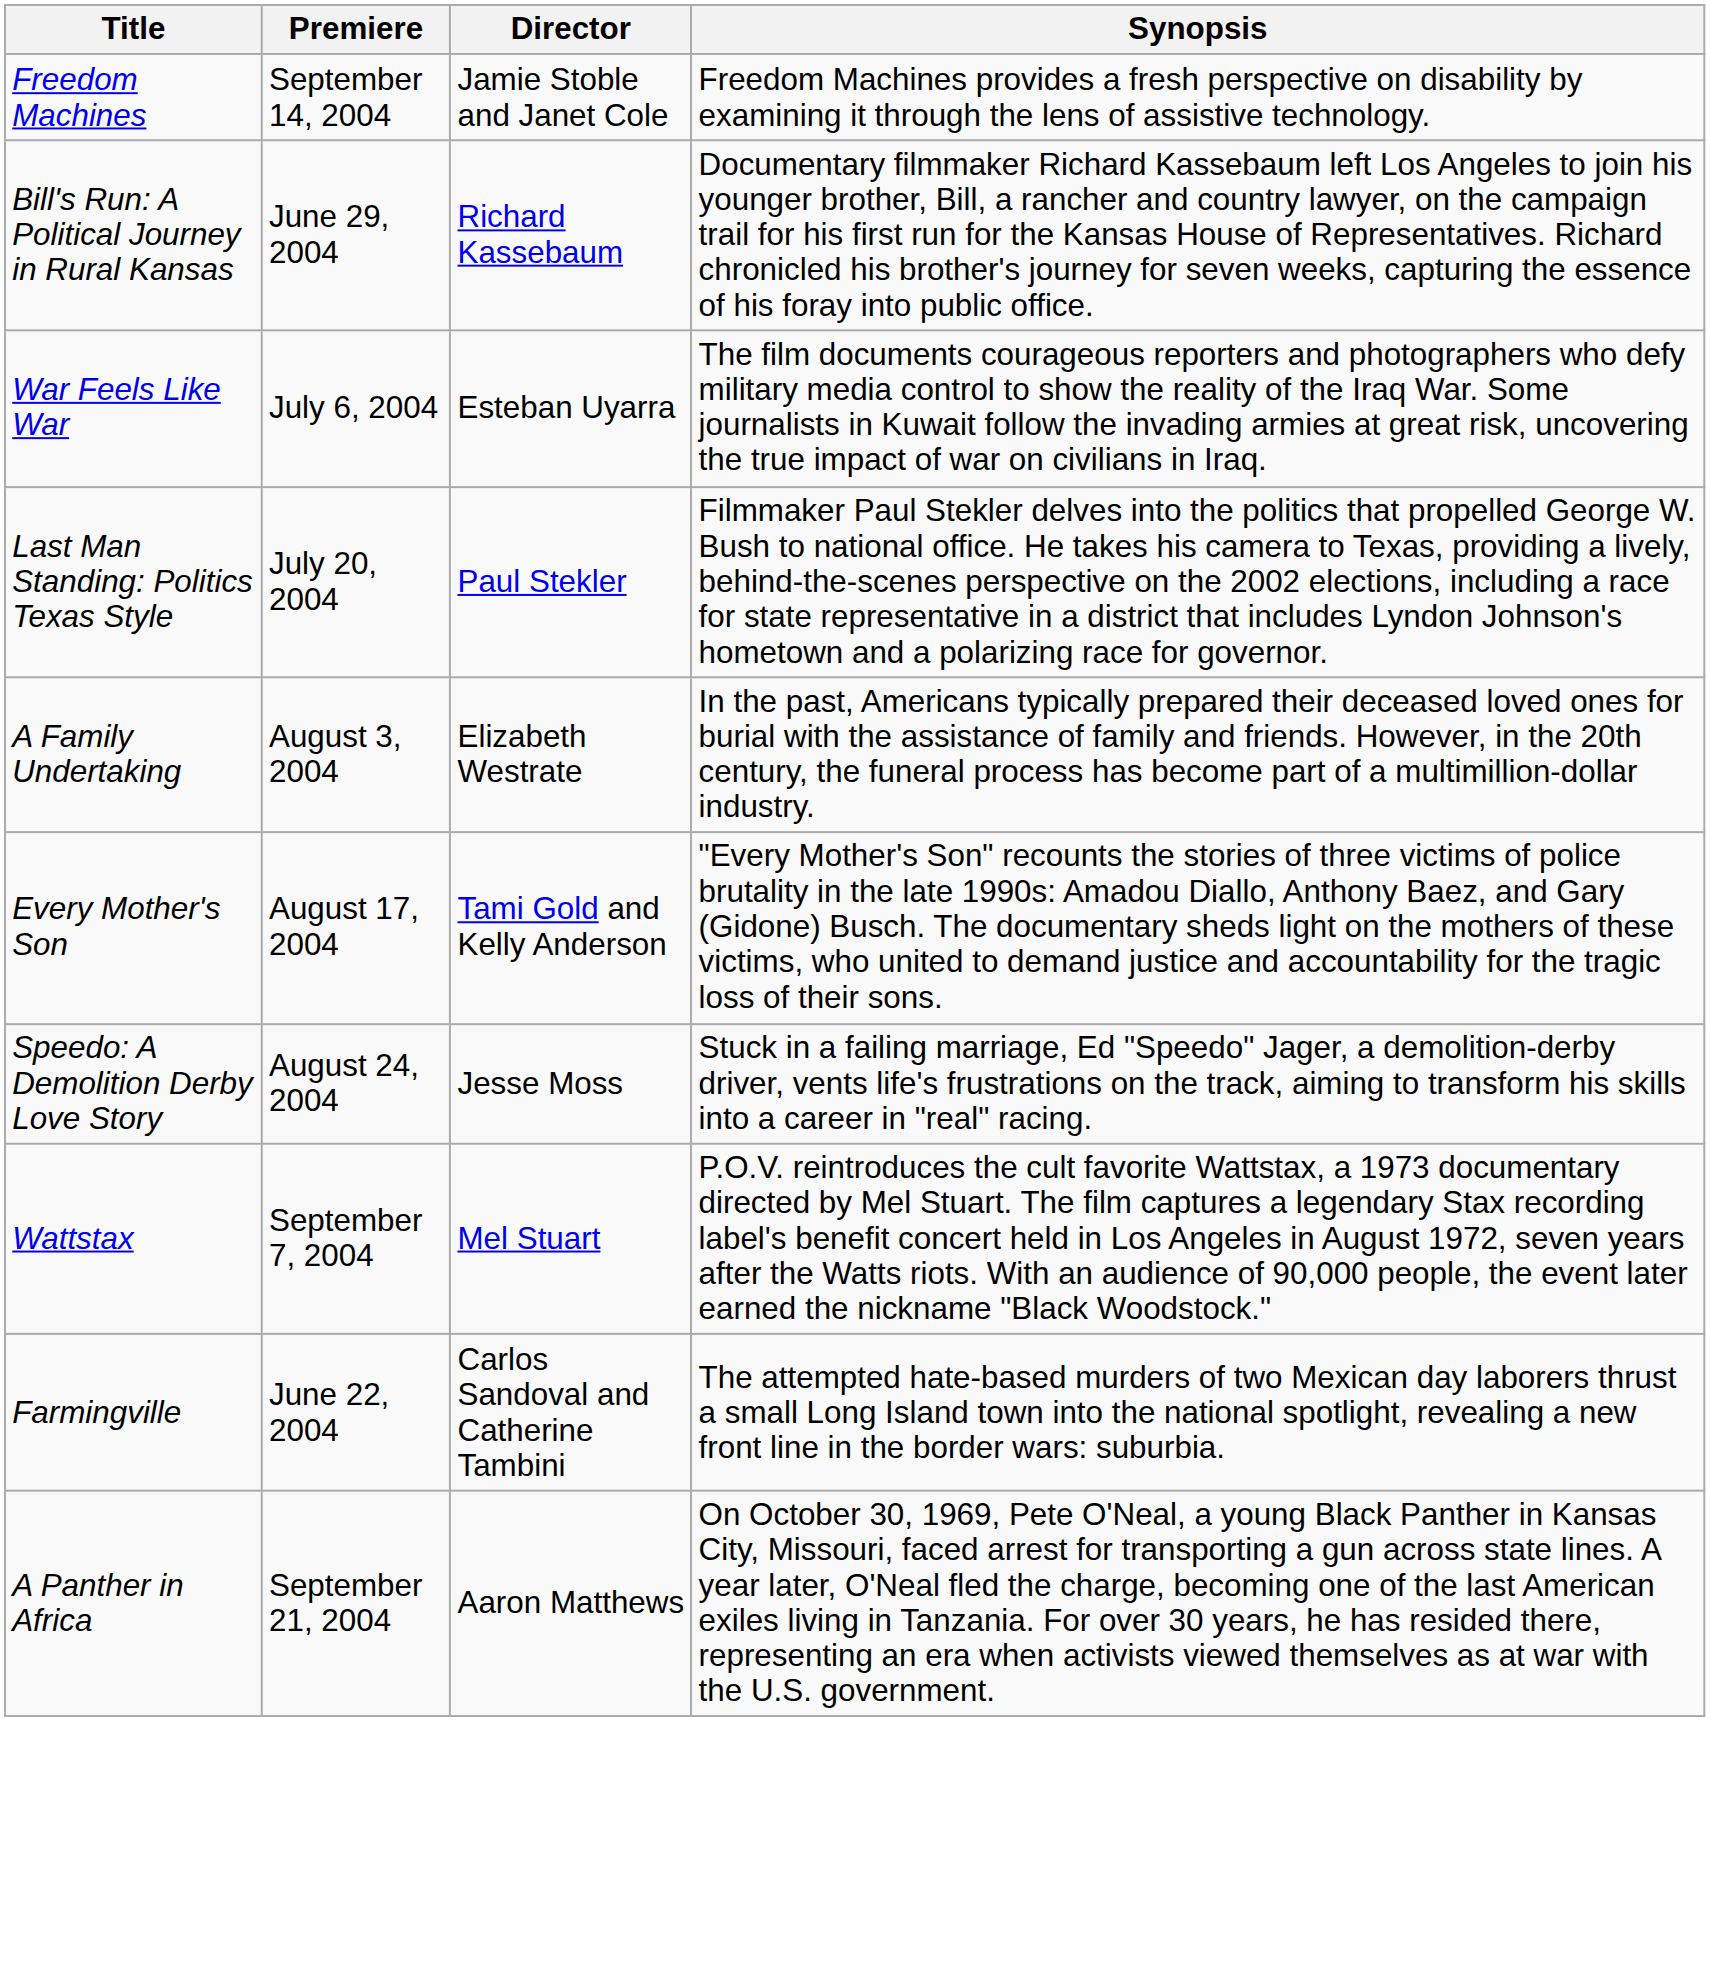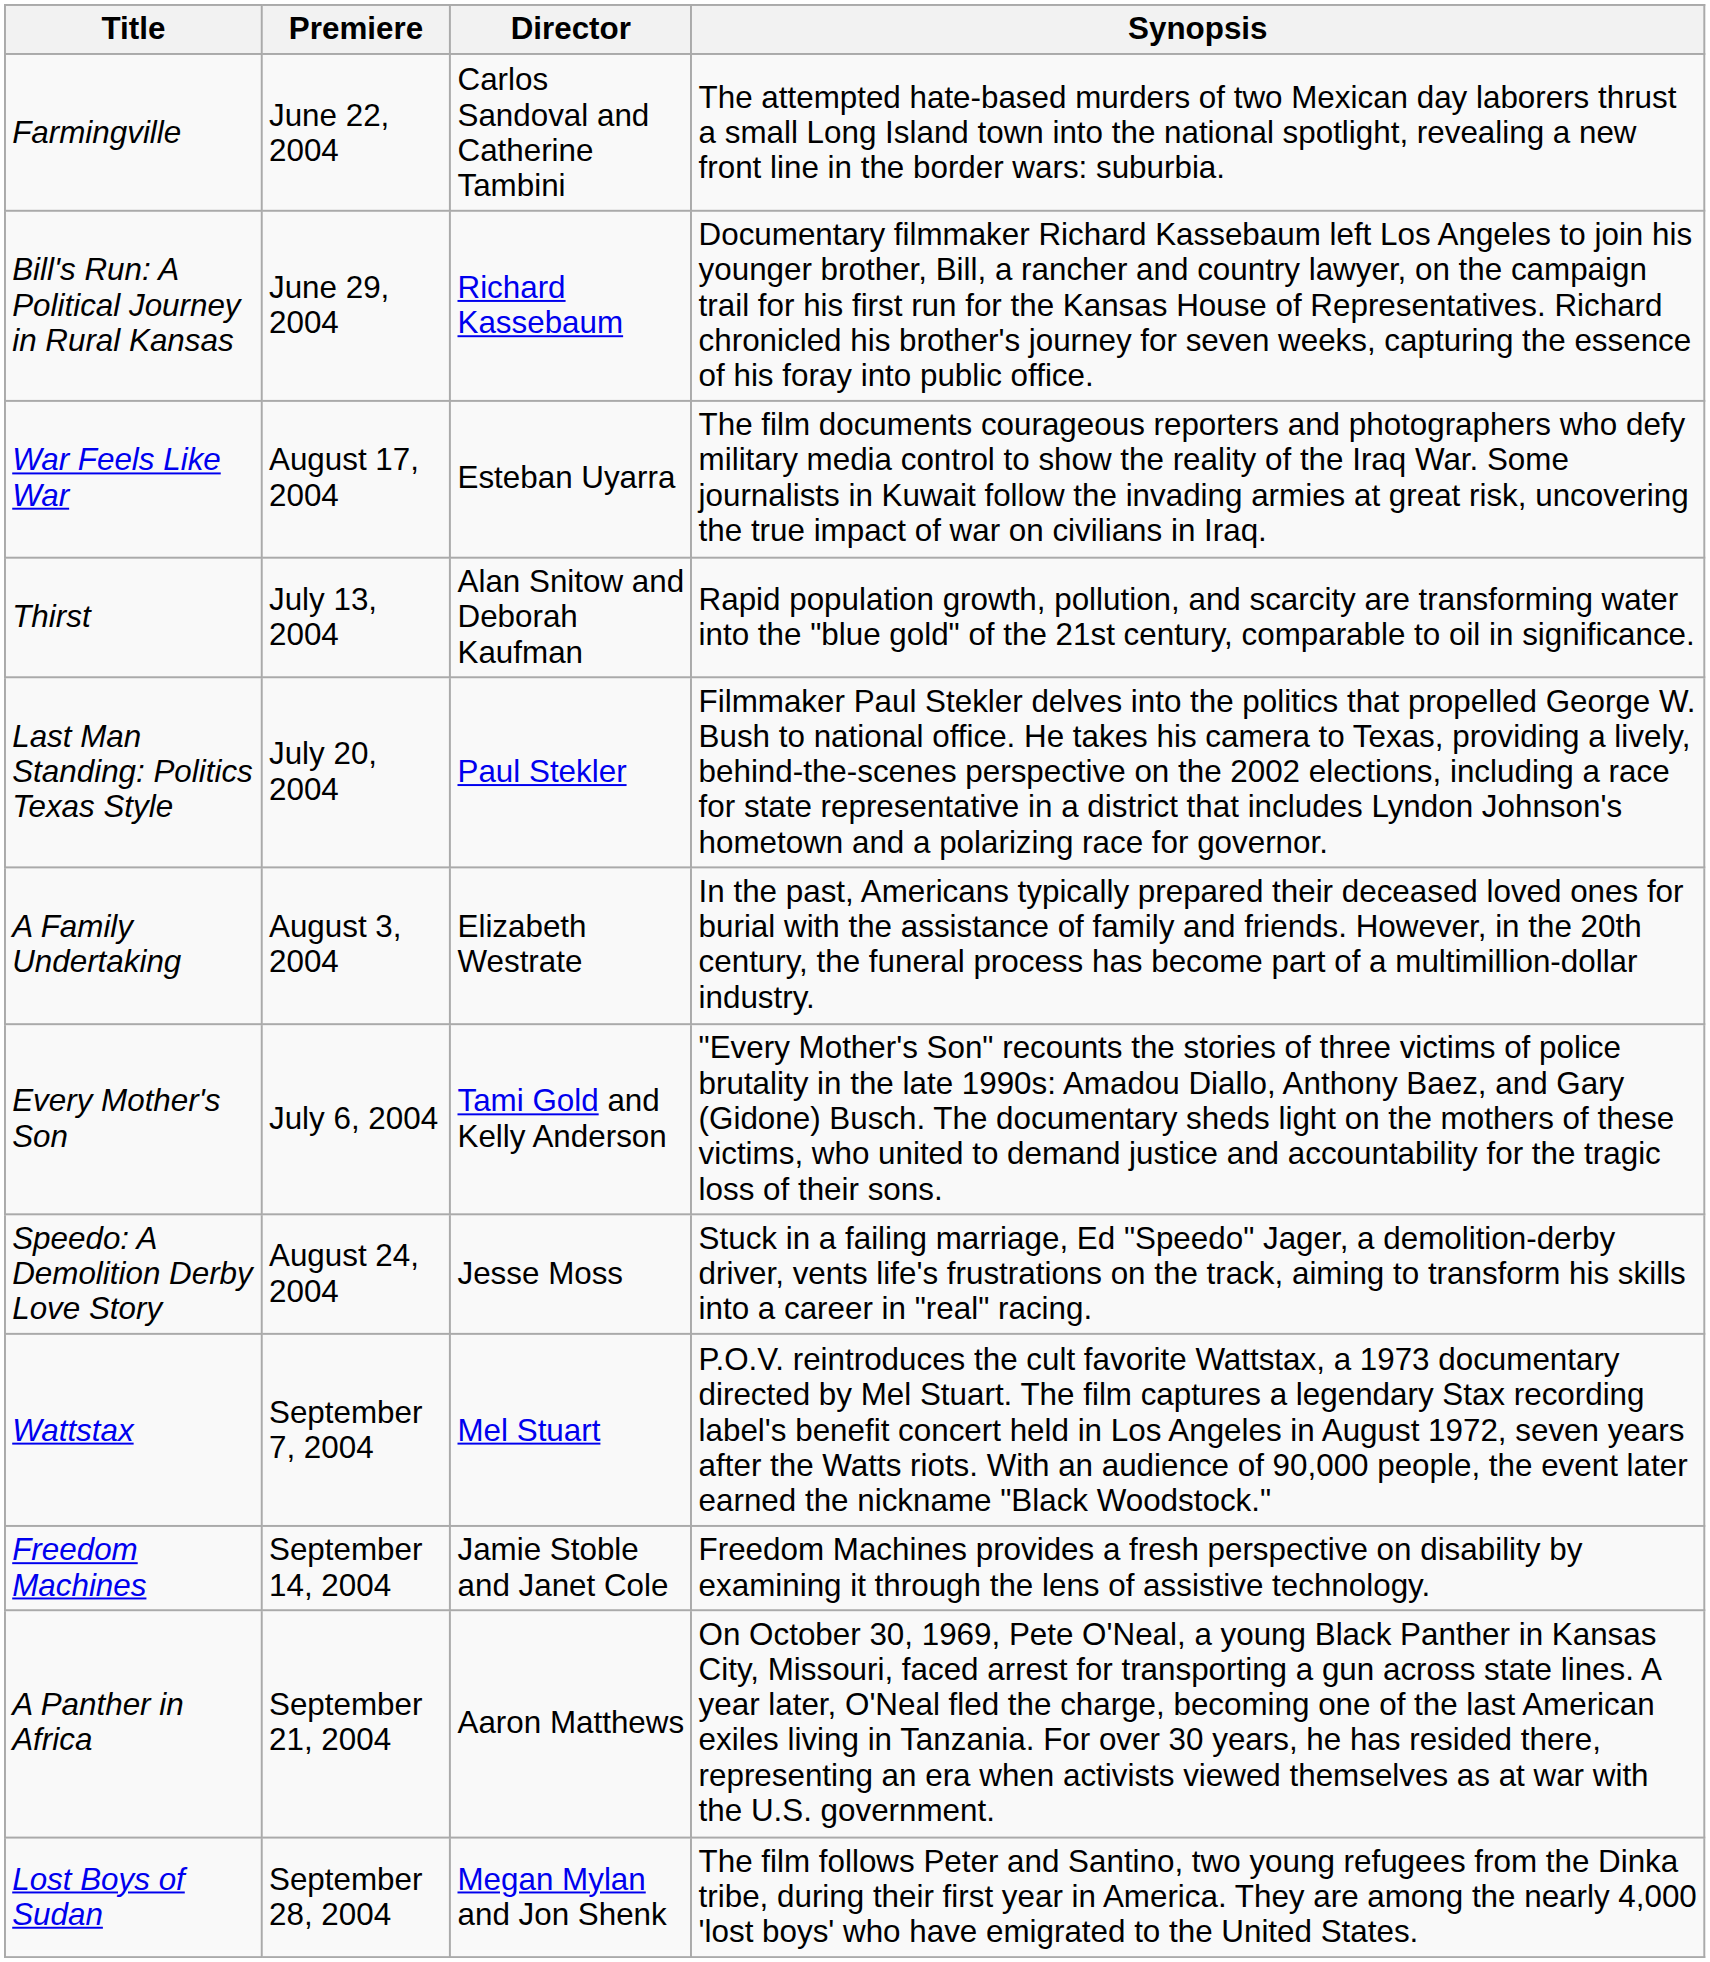rows swapped: (97, 1411) <-> (79, 96)
(354, 407) July 6, 2004 -> (344, 478) August 17, 2004
+ row: (51, 616)
(344, 927) August 17, 2004 -> (354, 1118) July 6, 2004
+ row: (98, 1896)
